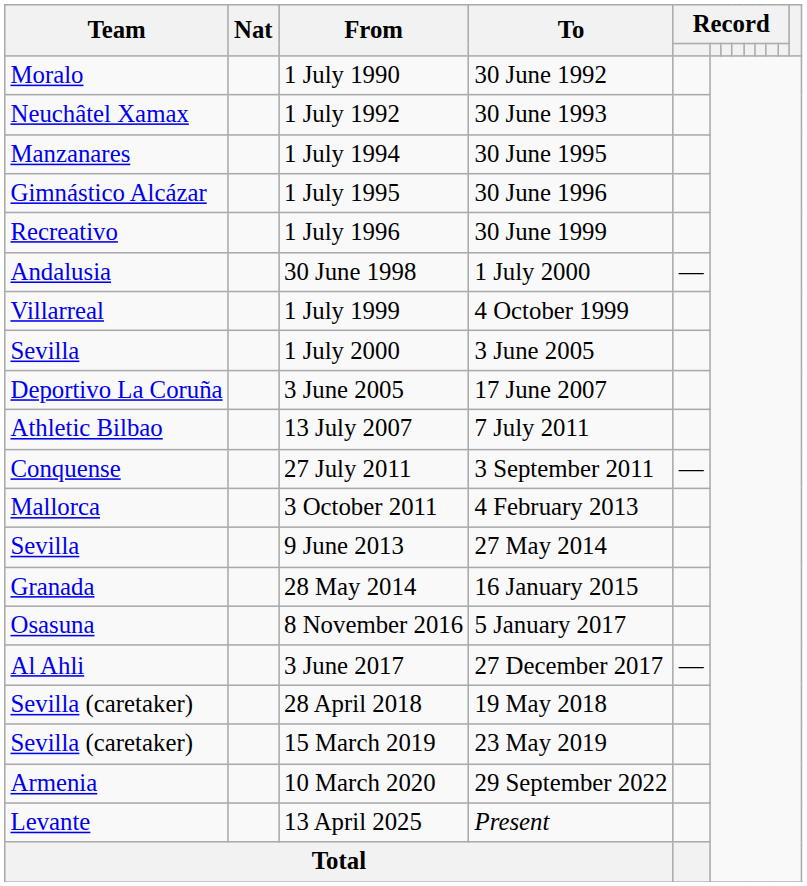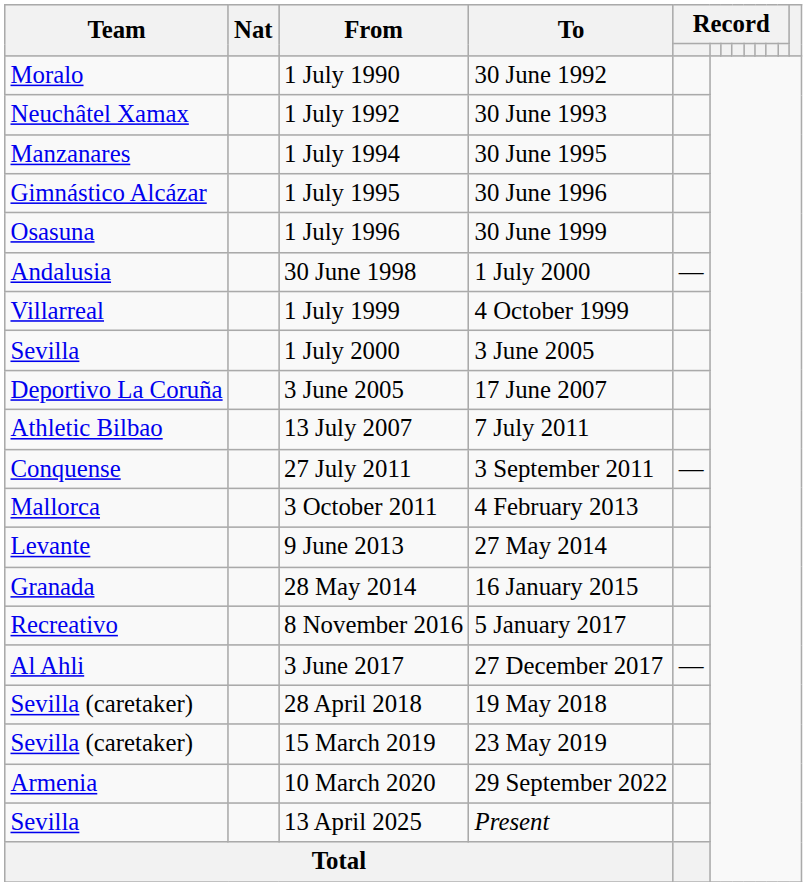(64, 232) Recreativo -> (53, 232) Osasuna
(45, 546) Sevilla -> (50, 546) Levante
(53, 625) Osasuna -> (64, 625) Recreativo
(50, 822) Levante -> (45, 822) Sevilla
